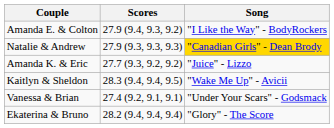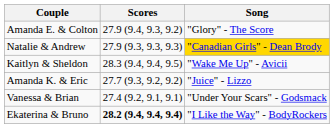(257, 30) "I Like the Way" - BodyRockers -> (230, 30) "Glory" - The Score
rows swapped: (47, 81) <-> (47, 64)
(143, 115) normal -> (143, 115) bold
(230, 115) "Glory" - The Score -> (257, 115) "I Like the Way" - BodyRockers
